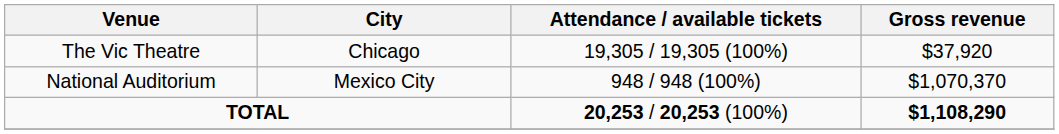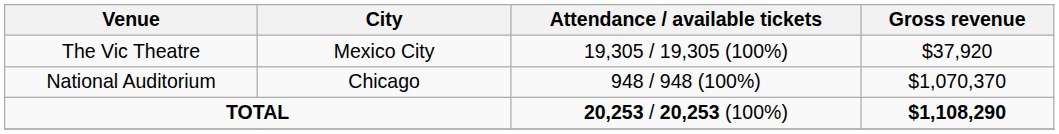(384, 50) Chicago -> (384, 50) Mexico City
(384, 81) Mexico City -> (384, 81) Chicago
